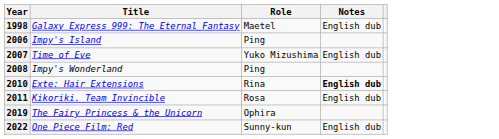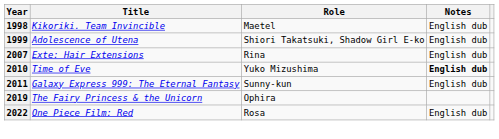(136, 26) Galaxy Express 999: The Eternal Fantasy -> (98, 26) Kikoriki. Team Invincible
+ row: (17, 40)
- row: (17, 40)
(61, 55) Time of Eve -> (88, 55) Exte: Hair Extensions
(281, 55) Yuko Mizushima -> (254, 55) Rina
- row: (17, 69)
(88, 84) Exte: Hair Extensions -> (61, 69) Time of Eve
(254, 84) Rina -> (281, 69) Yuko Mizushima
(98, 98) Kikoriki. Team Invincible -> (136, 84) Galaxy Express 999: The Eternal Fantasy
(254, 98) Rosa -> (268, 84) Sunny-kun
(268, 127) Sunny-kun -> (254, 112) Rosa
